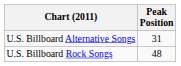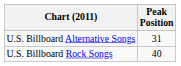(157, 54) 48 -> (157, 54) 40
